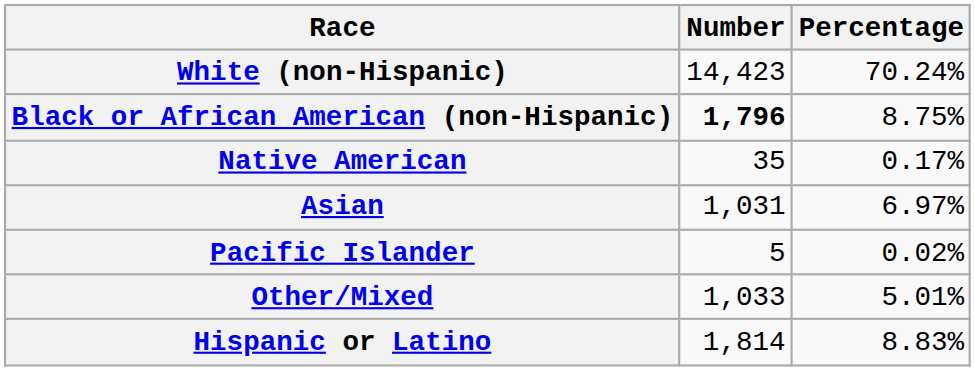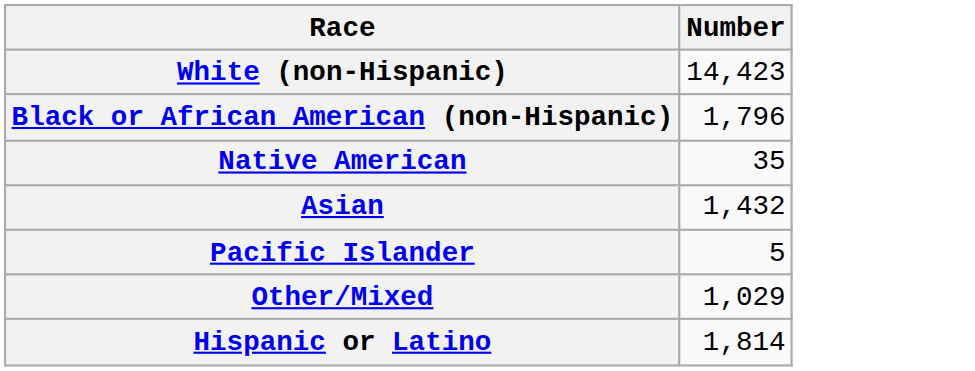- column: (881, 28)
(744, 117) bold -> (744, 117) normal
(744, 207) 1,031 -> (744, 207) 1,432
(744, 297) 1,033 -> (744, 297) 1,029
